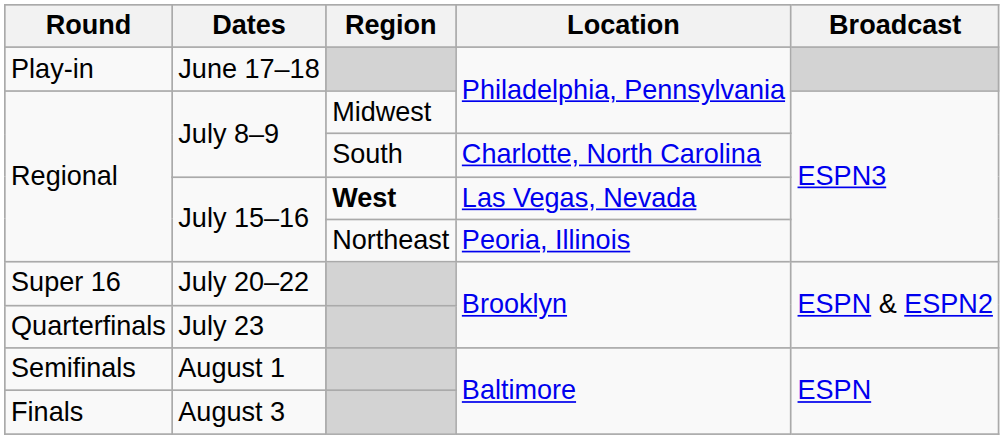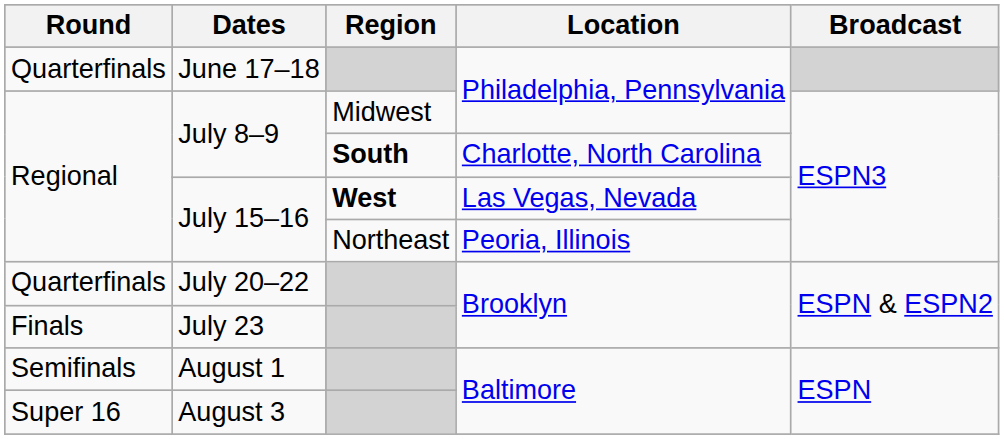(52, 68) Play-in -> (88, 68) Quarterfinals
(367, 154) normal -> (370, 154) bold
(66, 283) Super 16 -> (88, 283) Quarterfinals
(88, 326) Quarterfinals -> (47, 326) Finals
(47, 411) Finals -> (66, 411) Super 16
